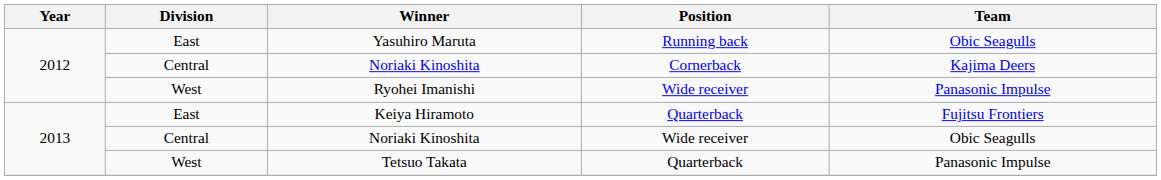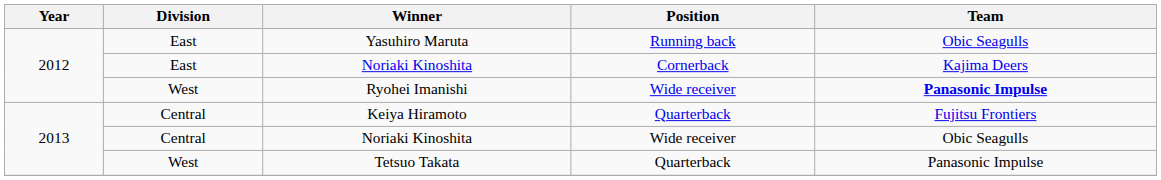(186, 65) Central -> (183, 65) East
(993, 89) normal -> (985, 89) bold
(186, 114) East -> (183, 114) Central
